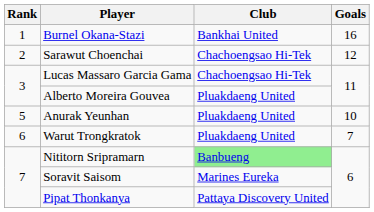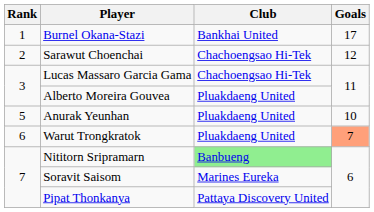(350, 34) 16 -> (350, 34) 17
(350, 136) no background -> (350, 136) lightsalmon background
